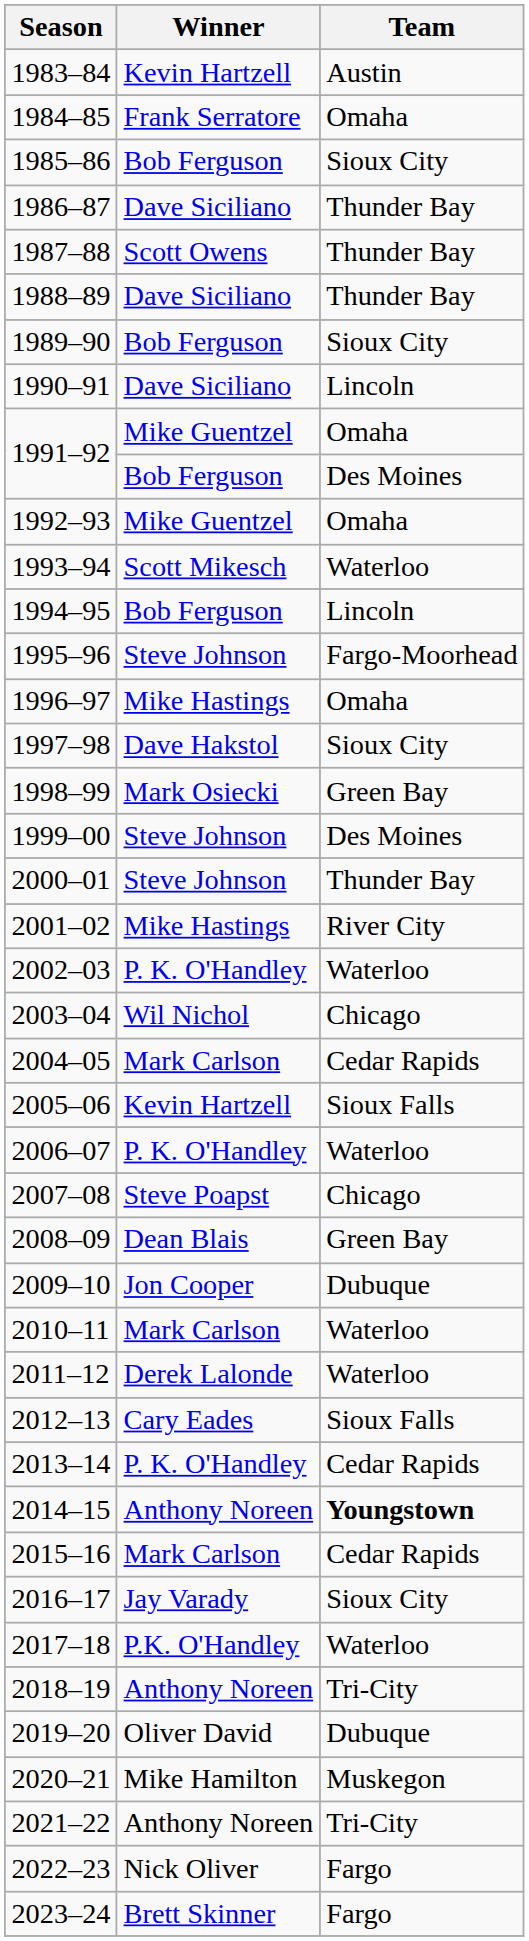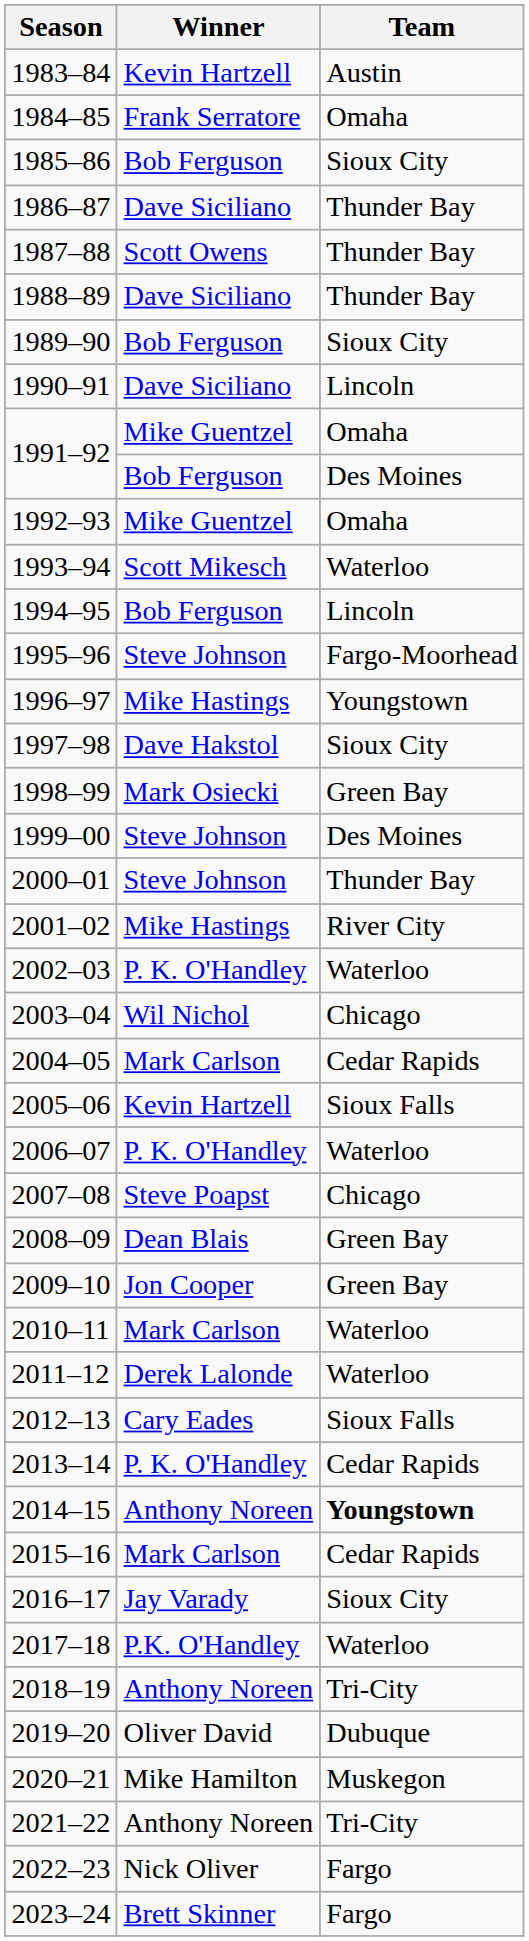(367, 700) Omaha -> (397, 700) Youngstown
(378, 1284) Dubuque -> (387, 1284) Green Bay
